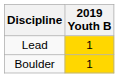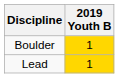rows swapped: (35, 63) <-> (35, 45)
